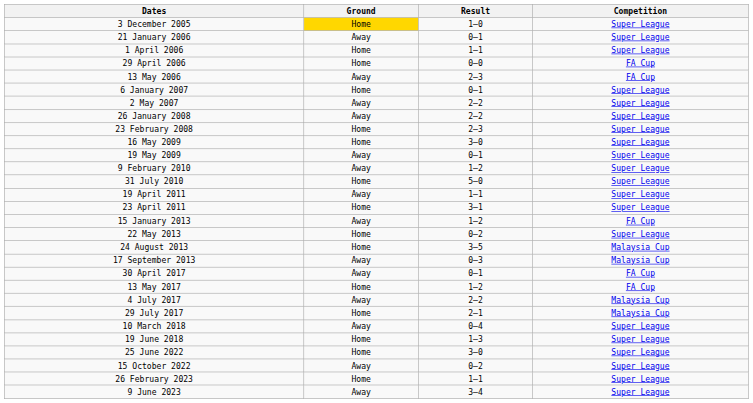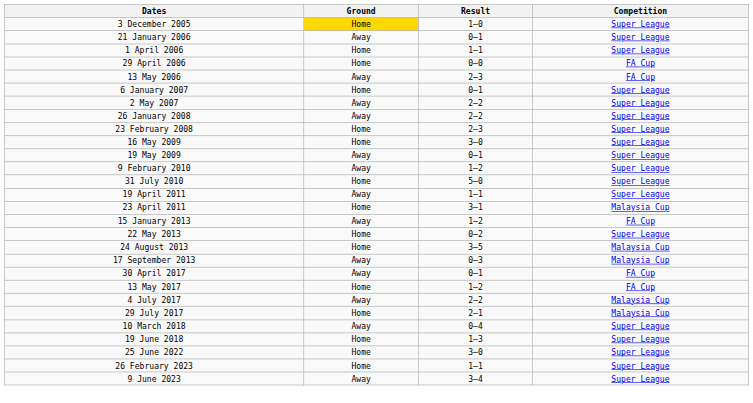(640, 208) Super League -> (640, 208) Malaysia Cup
- row: (154, 366)
